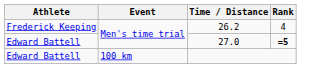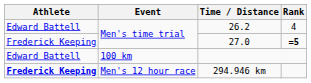(51, 26) Frederick Keeping -> (43, 26) Edward Battell
(43, 41) Edward Battell -> (51, 41) Frederick Keeping
+ row: (239, 70)
